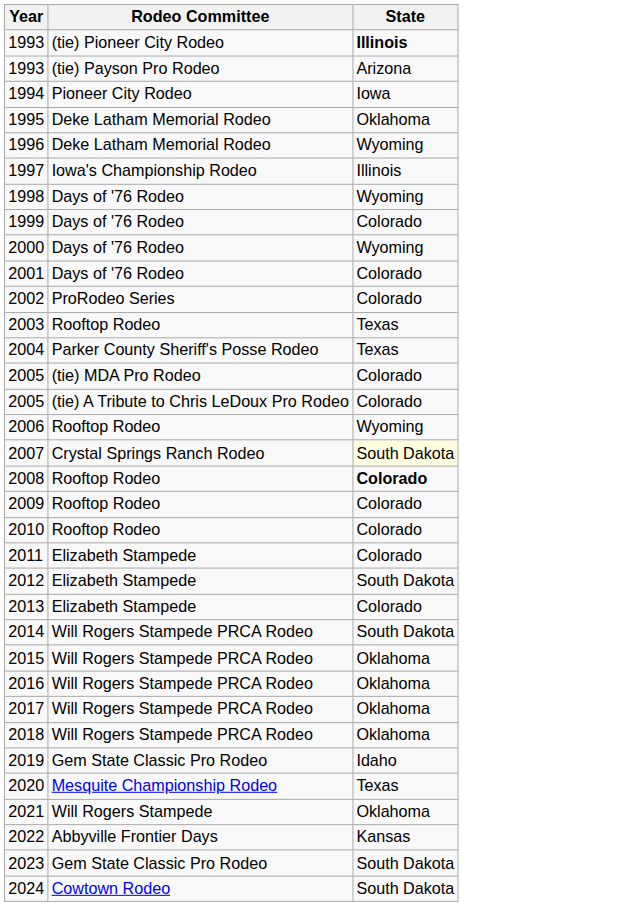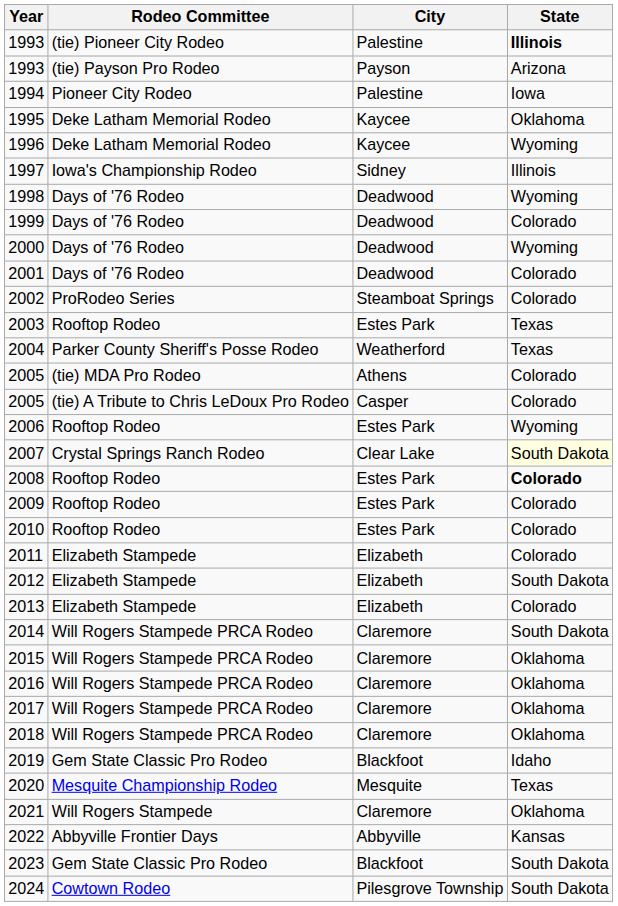+ column: (430, 17)
